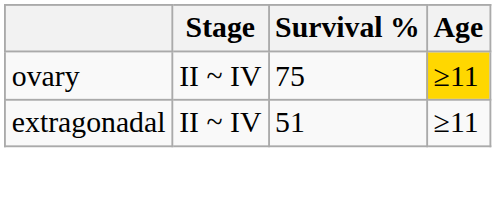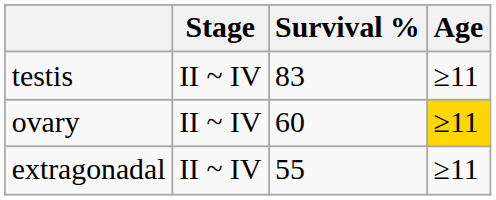+ row: (42, 75)
(290, 75) 75 -> (290, 122) 60
(290, 122) 51 -> (290, 169) 55
